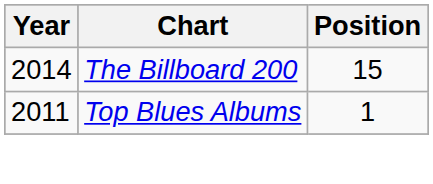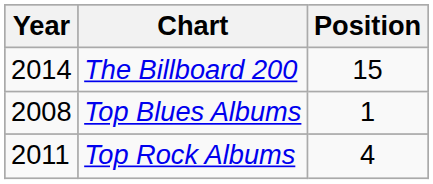(40, 112) 2011 -> (41, 112) 2008
+ row: (190, 155)
